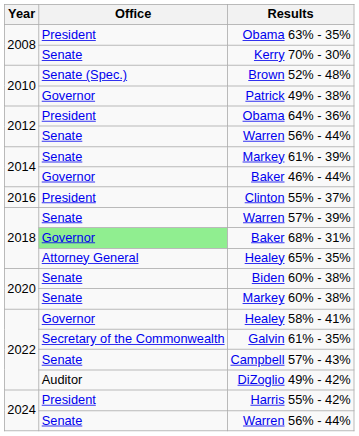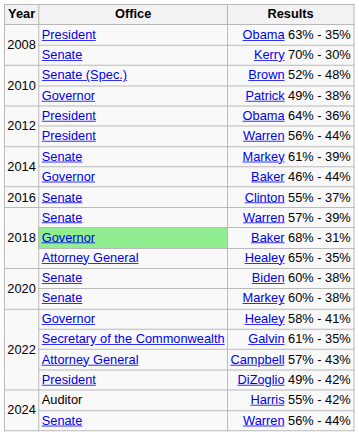(62, 136) Senate -> (69, 136) President
(69, 197) President -> (62, 197) Senate
(62, 359) Senate -> (90, 359) Attorney General
(62, 380) Auditor -> (69, 380) President
(69, 400) President -> (62, 400) Auditor
